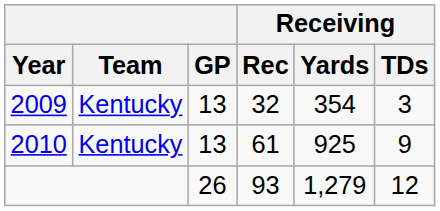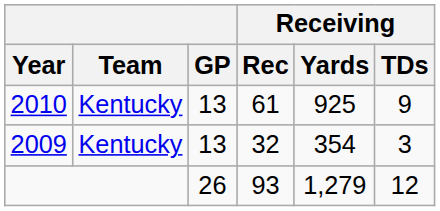rows swapped: (39, 104) <-> (39, 144)
